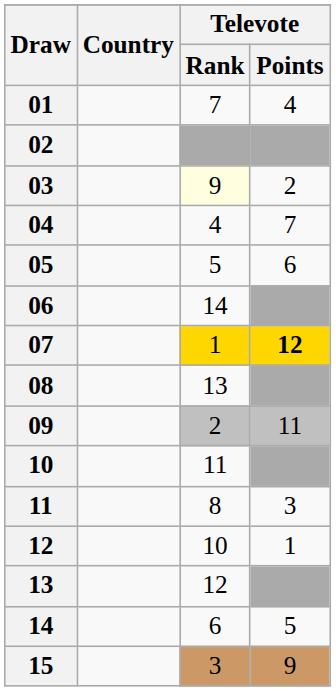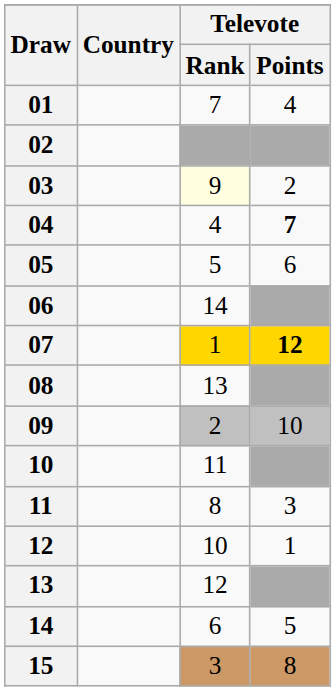(290, 225) normal -> (290, 225) bold
(290, 425) 11 -> (290, 425) 10
(290, 666) 9 -> (290, 666) 8
